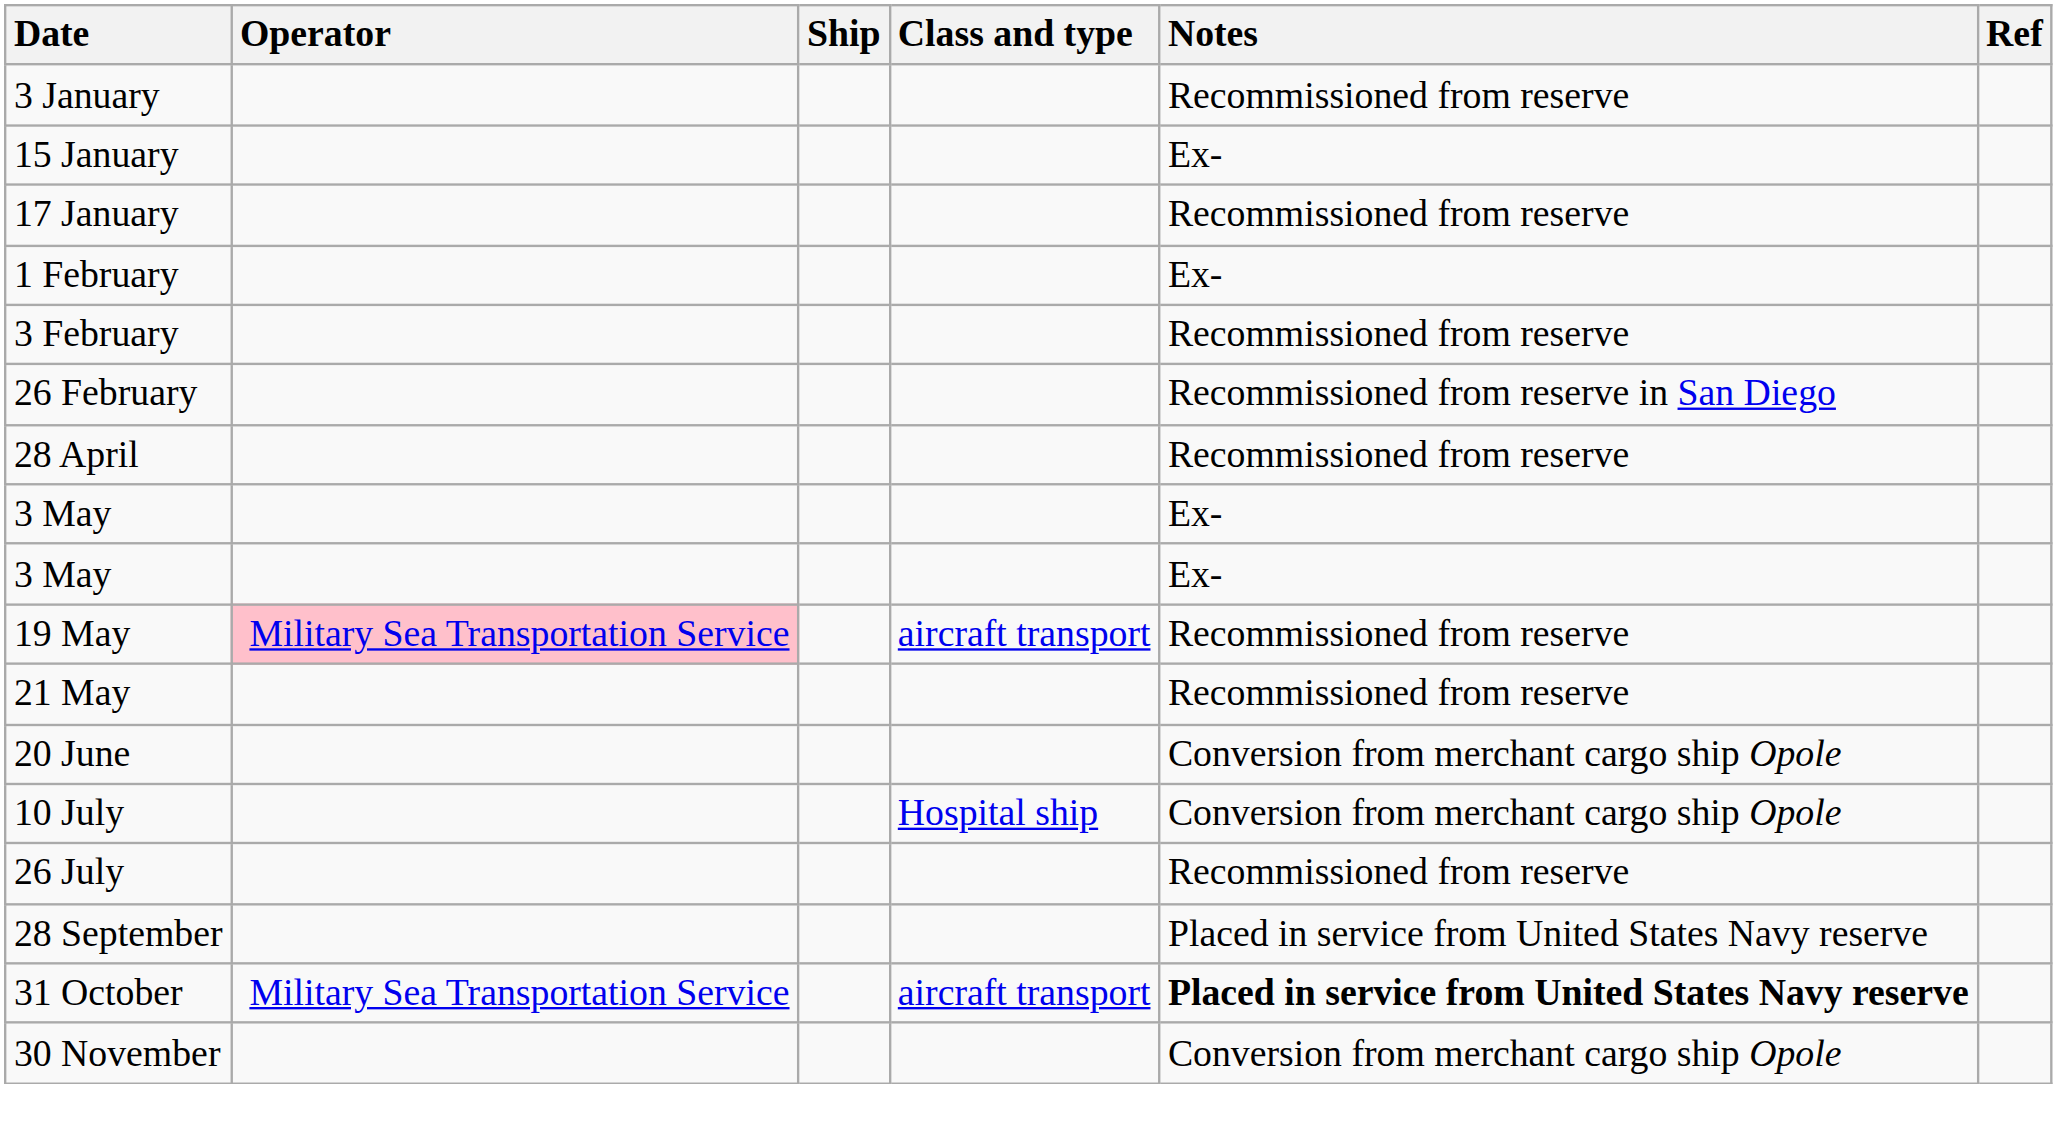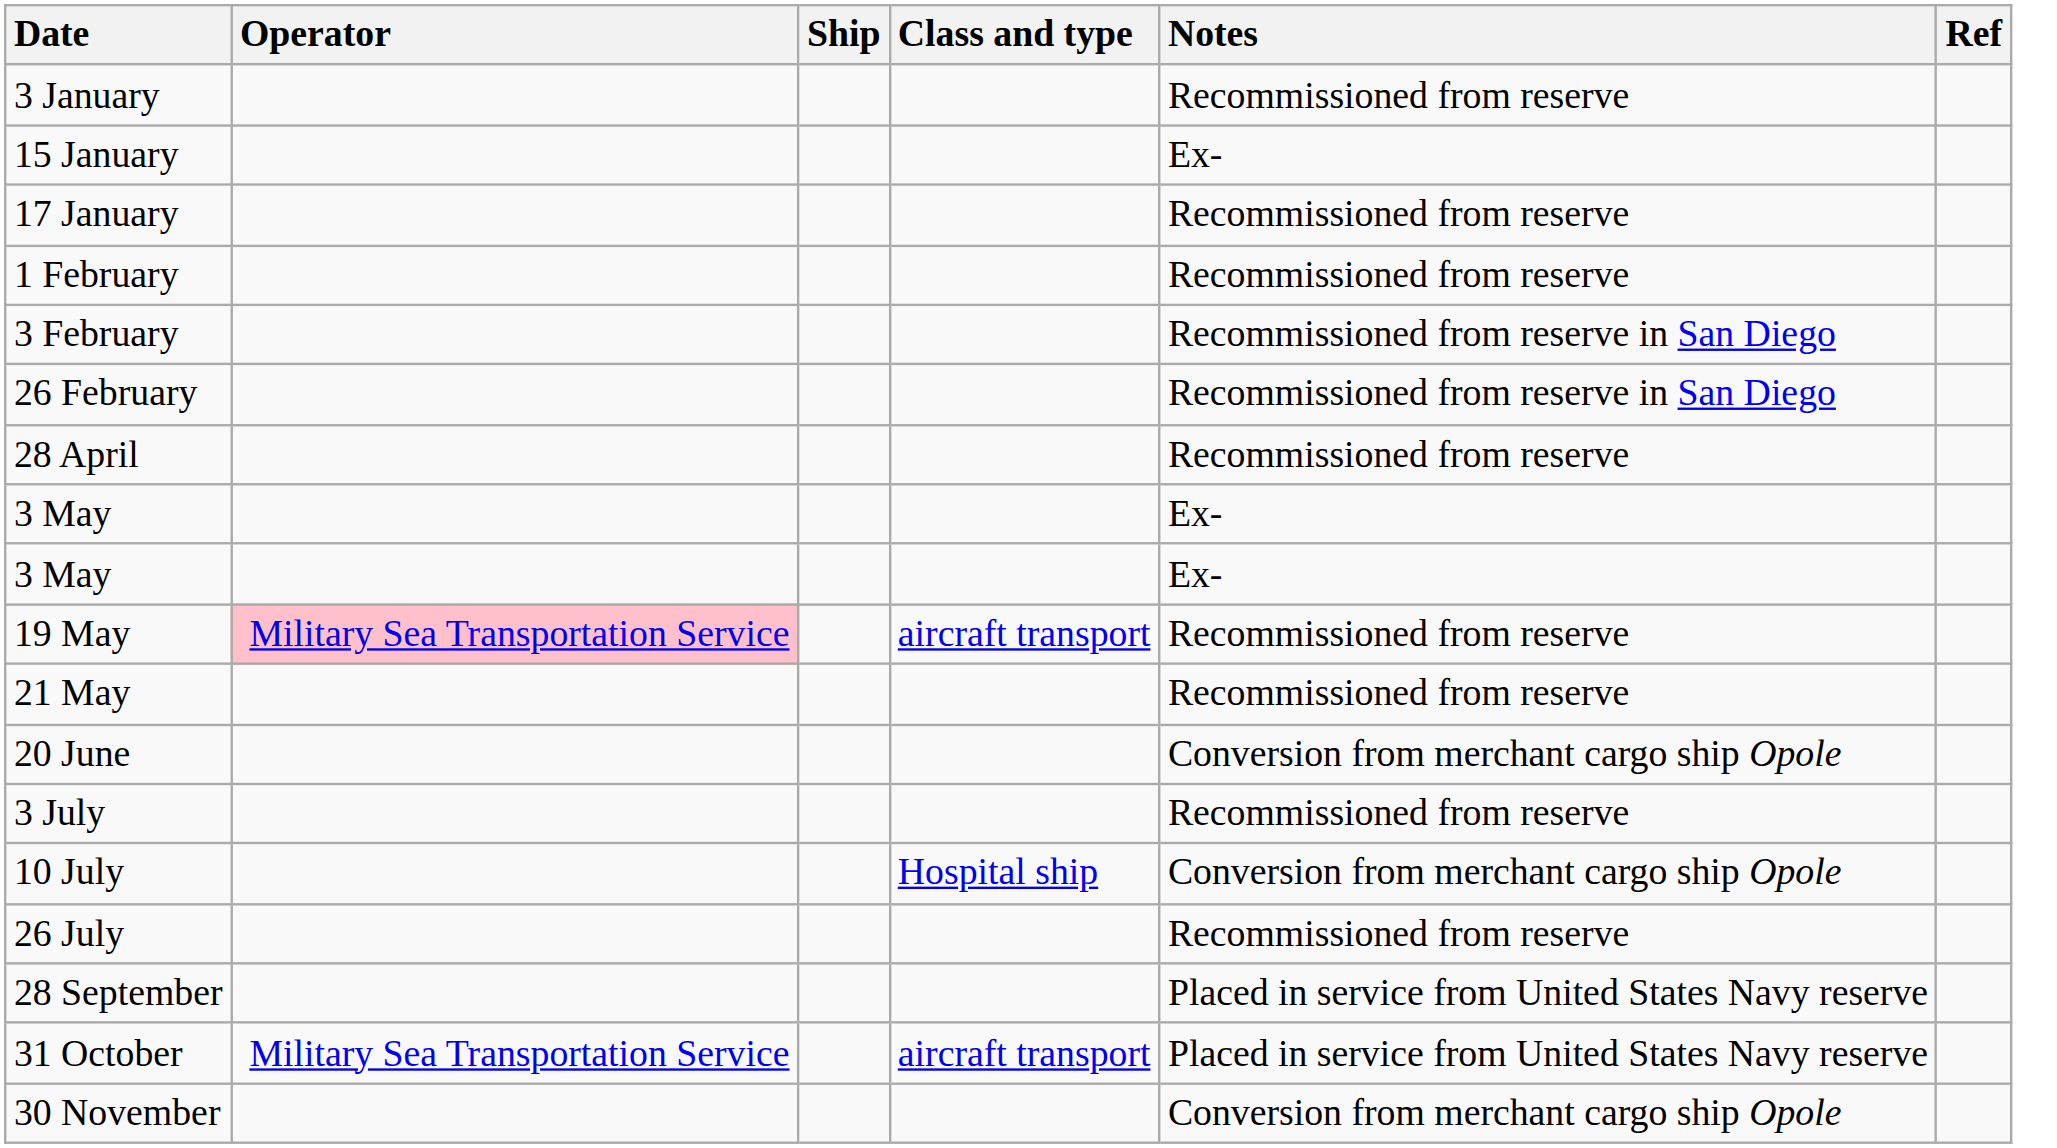(1195, 273) Ex- -> (1399, 273) Recommissioned from reserve
(1399, 333) Recommissioned from reserve -> (1502, 333) Recommissioned from reserve in San Diego
+ row: (60, 812)
(1568, 992) bold -> (1548, 1052) normal
